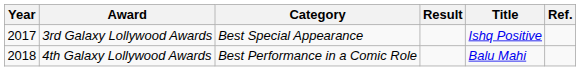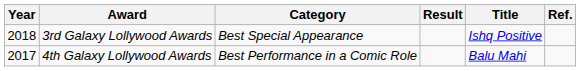(22, 35) 2017 -> (22, 35) 2018
(22, 55) 2018 -> (22, 55) 2017
